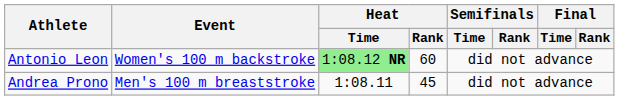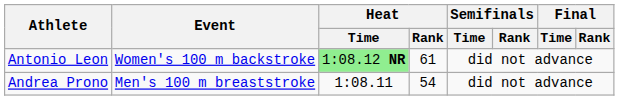(428, 60) 60 -> (428, 60) 61
(428, 84) 45 -> (428, 84) 54
